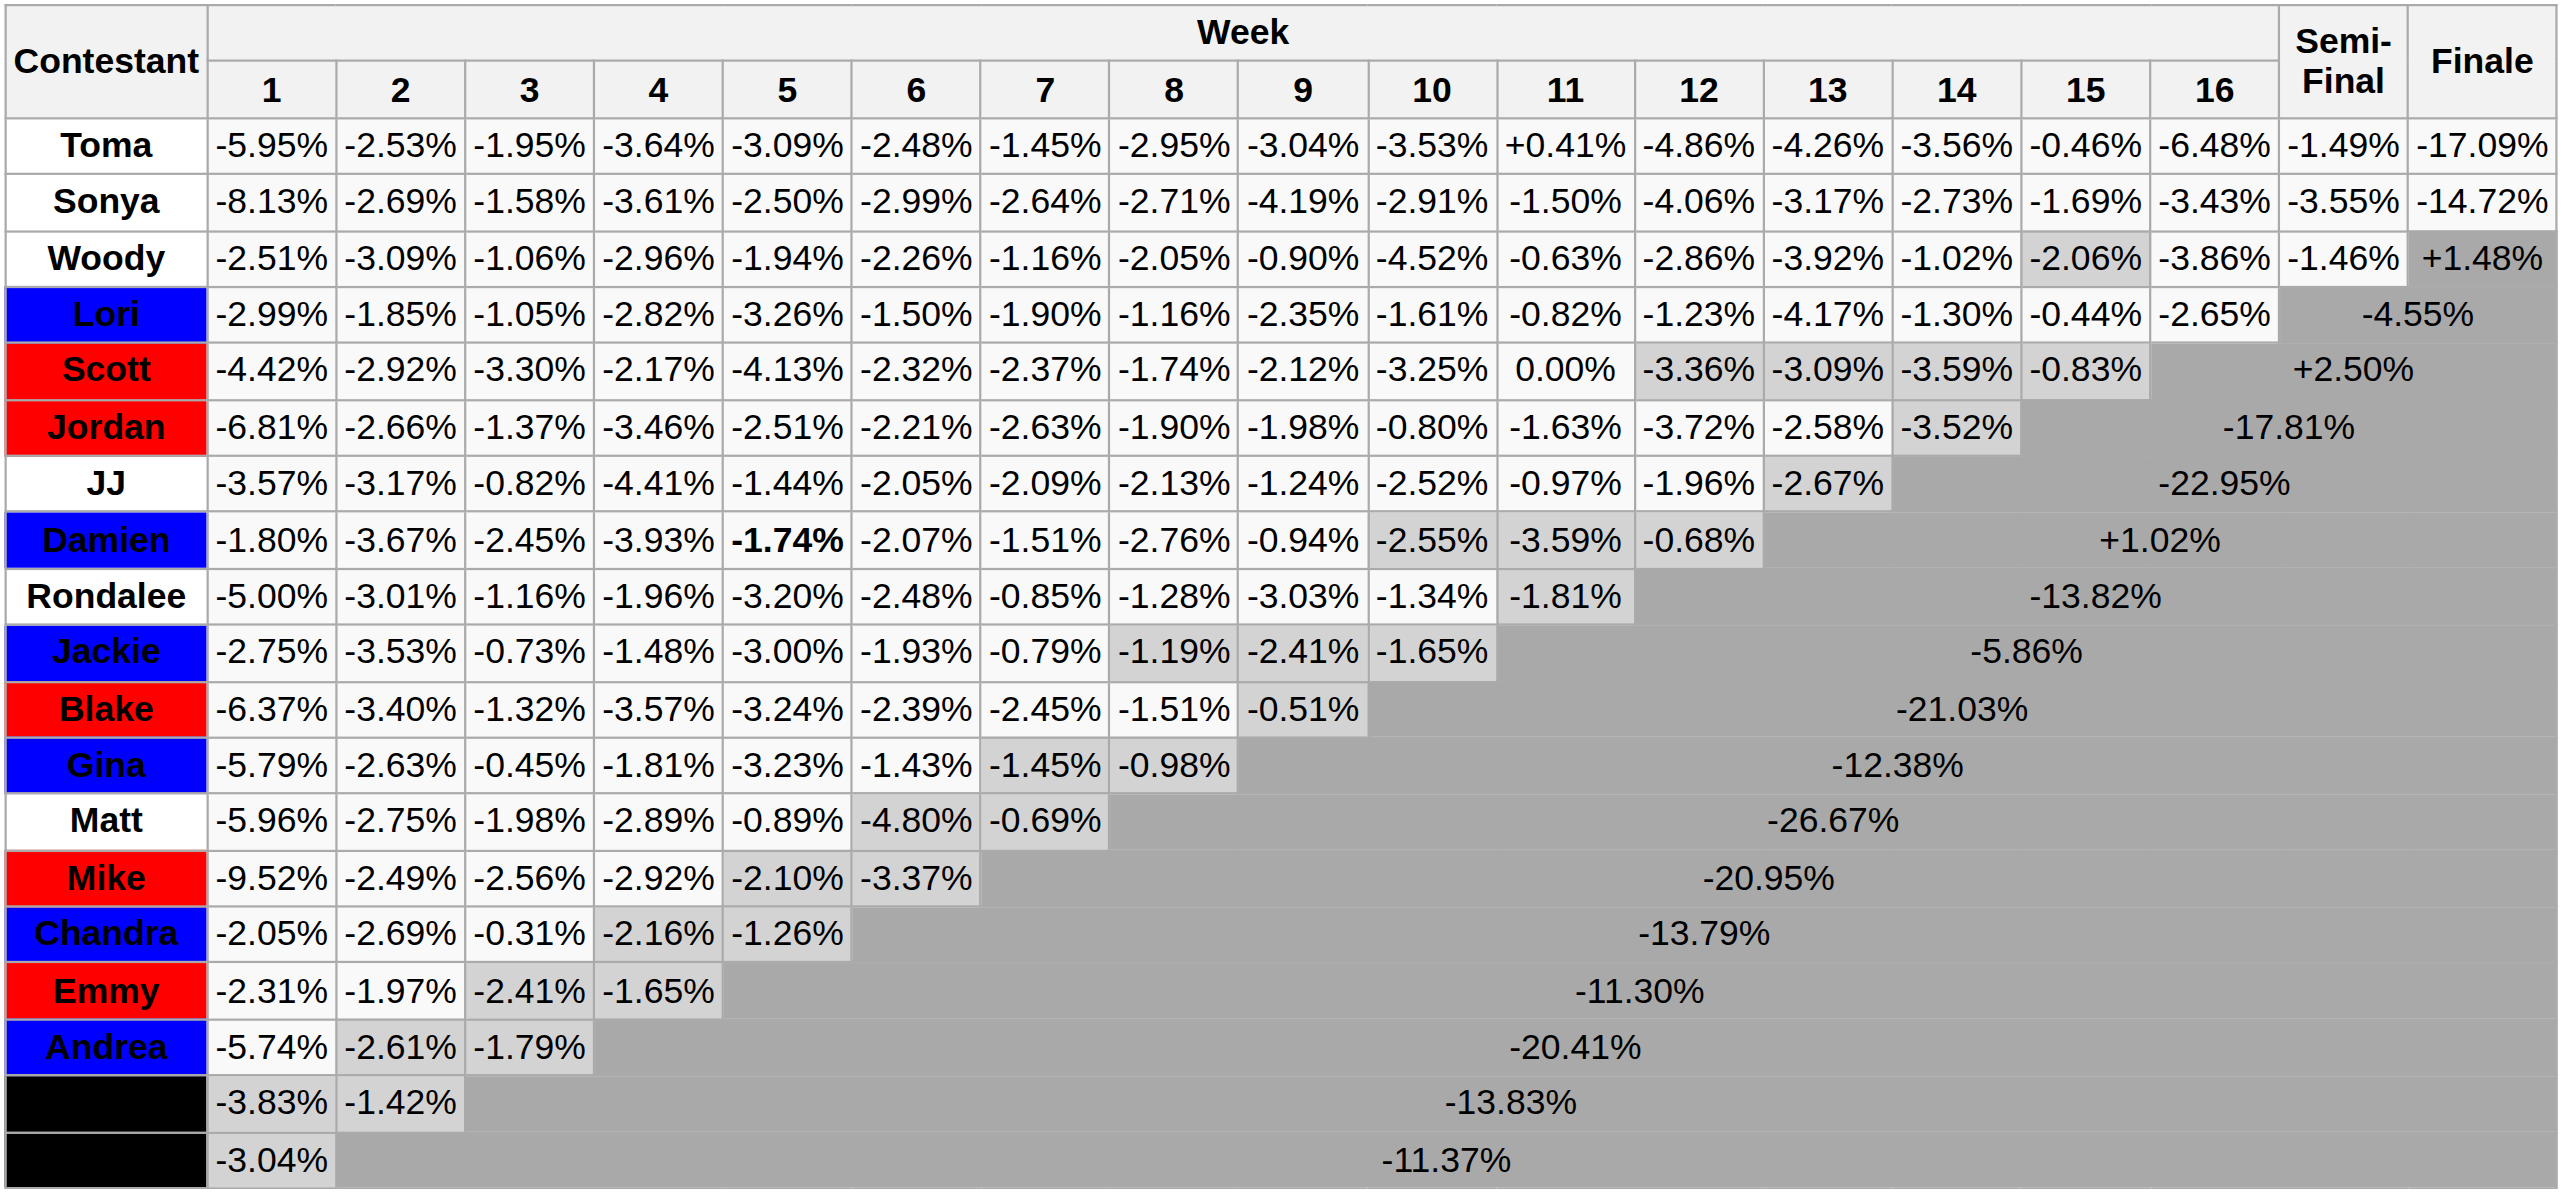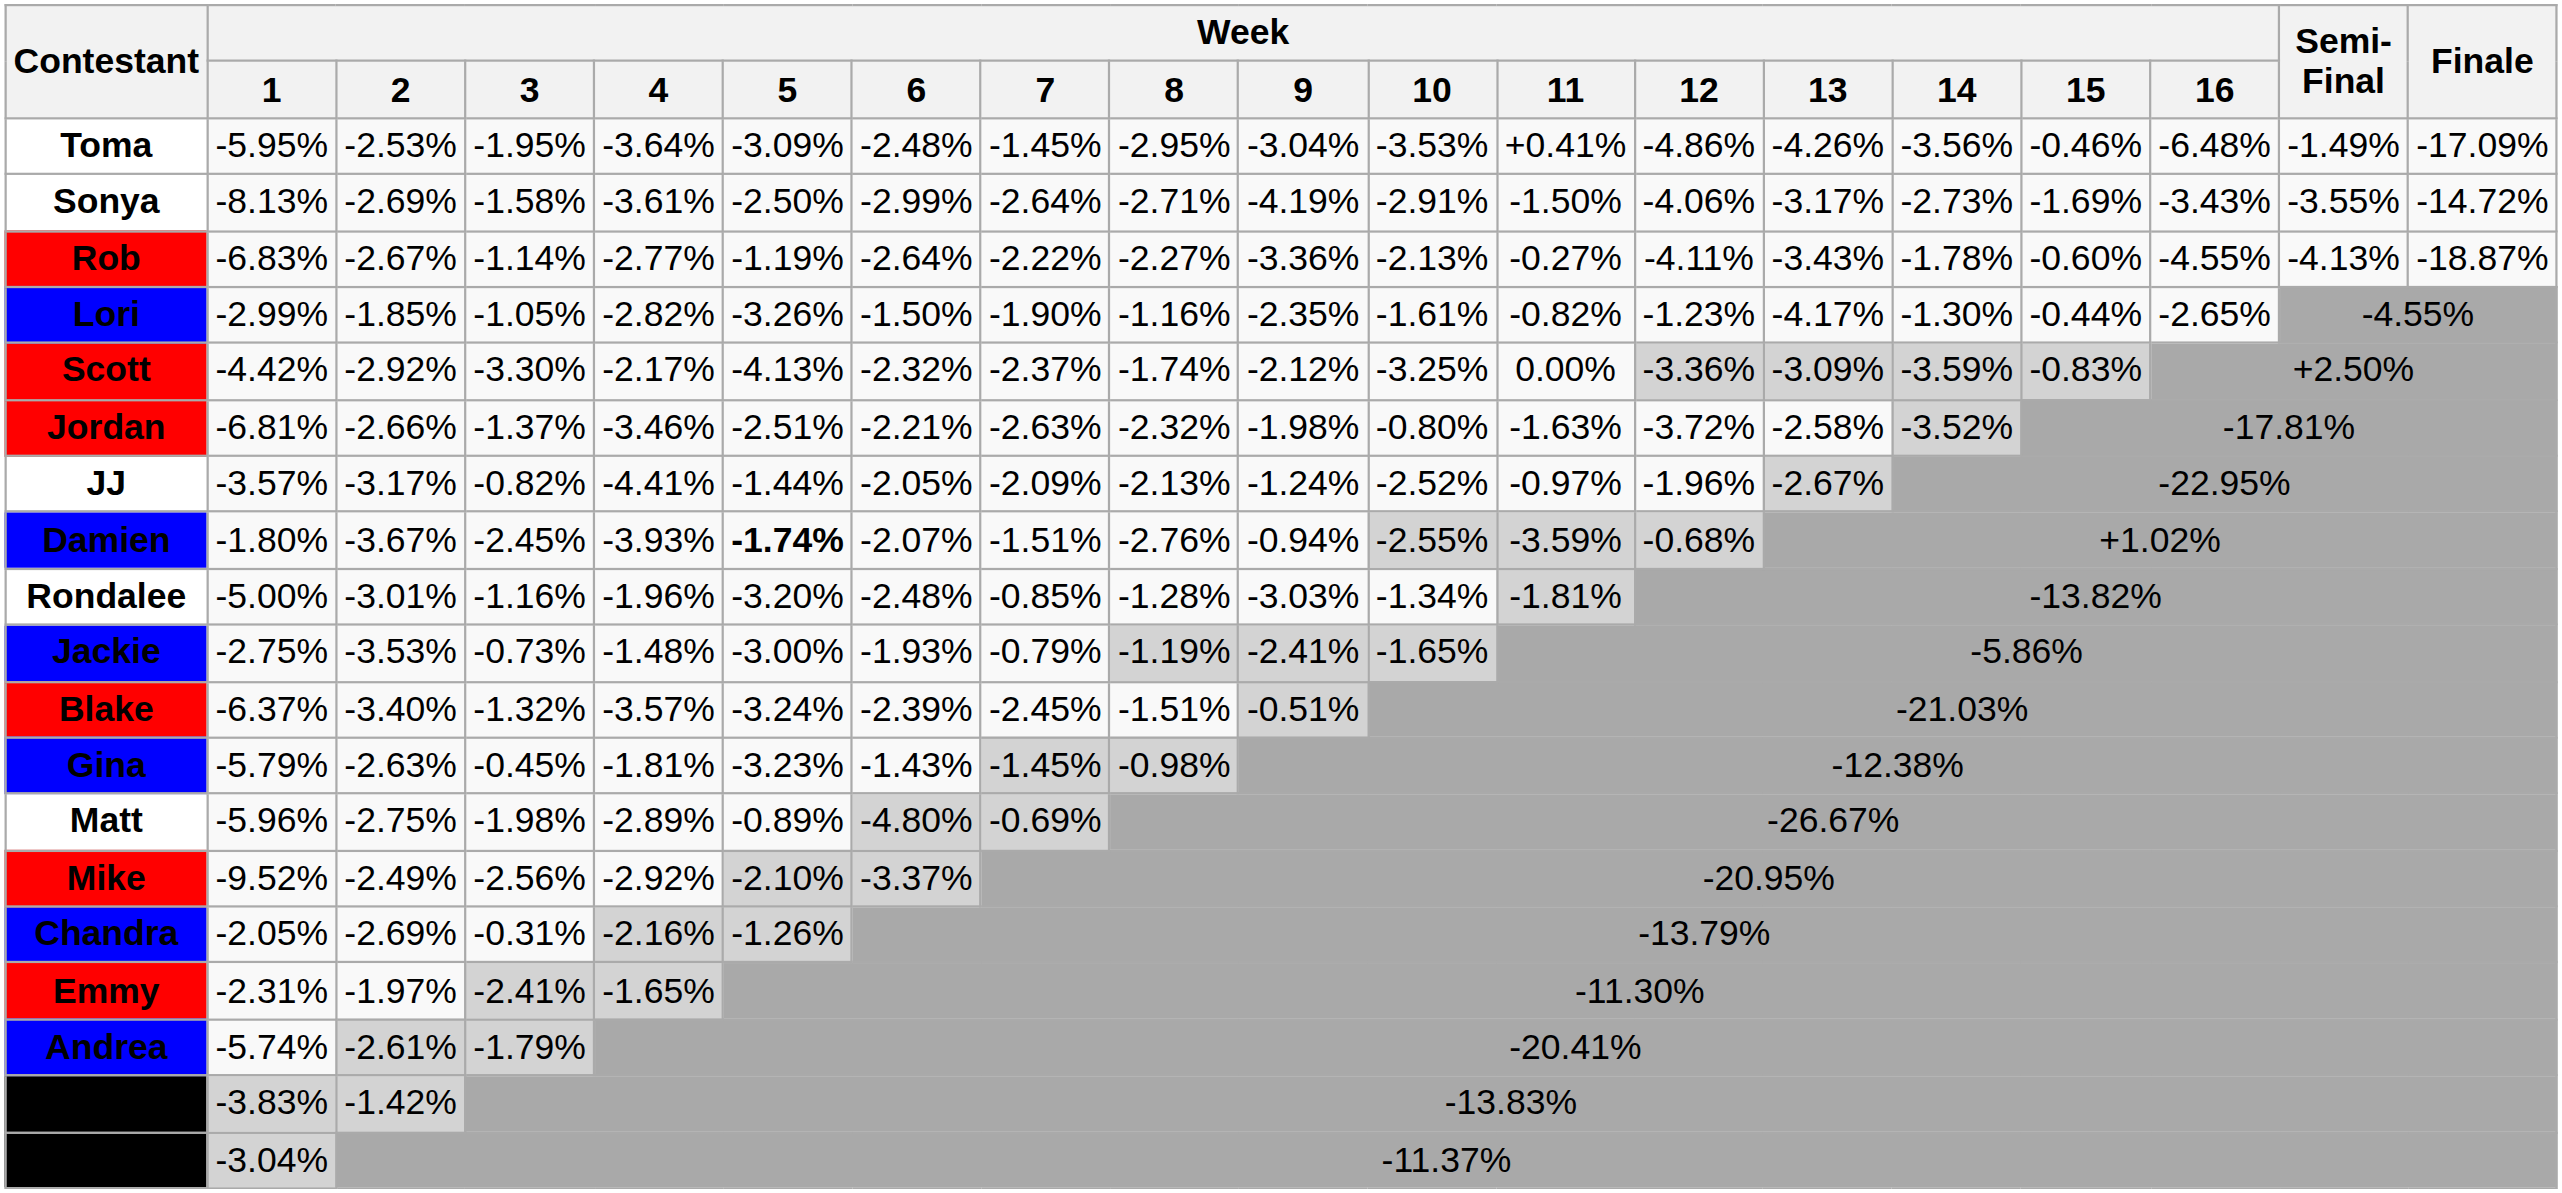+ row: (106, 257)
- row: (106, 257)
(1174, 426) -1.90% -> (1174, 426) -2.32%
